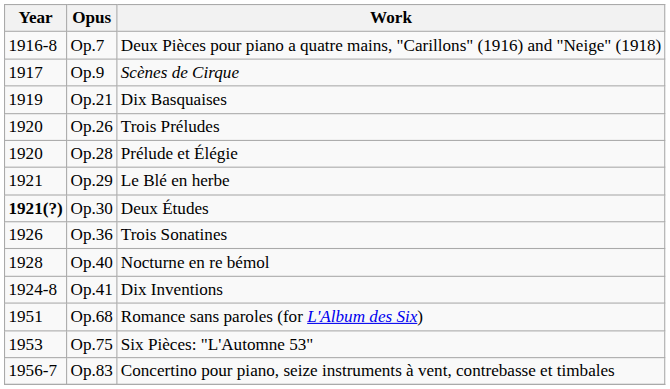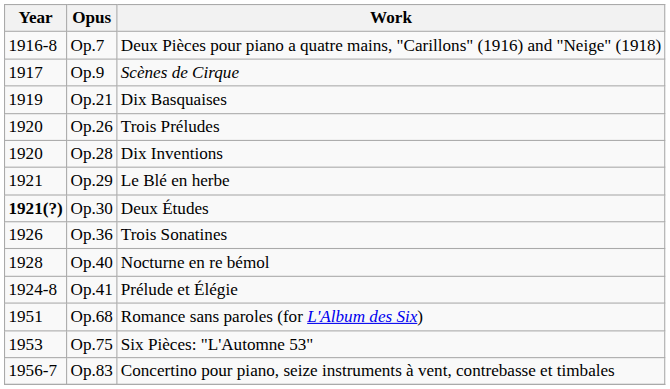(179, 153) Prélude et Élégie -> (172, 153) Dix Inventions
(172, 289) Dix Inventions -> (179, 289) Prélude et Élégie
